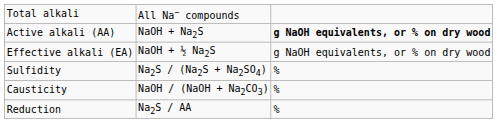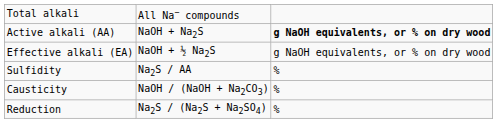(202, 71) Na2S / (Na2S + Na2SO4) -> (165, 71) Na2S / AA
(165, 109) Na2S / AA -> (202, 109) Na2S / (Na2S + Na2SO4)
